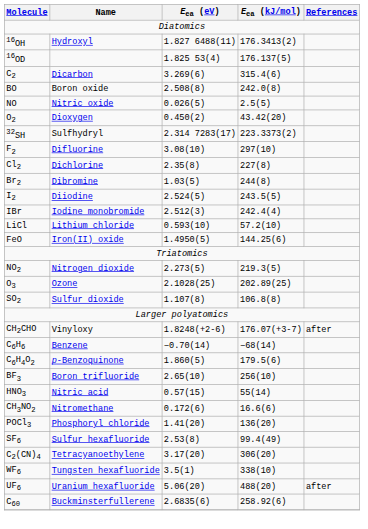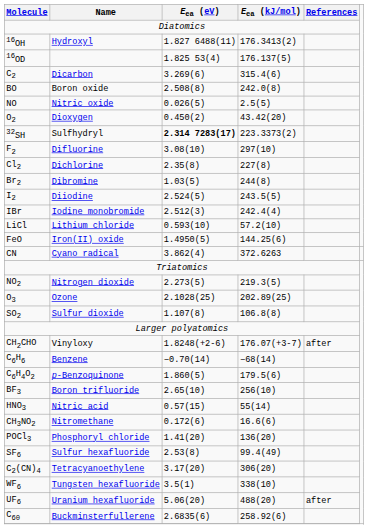(200, 134) normal -> (200, 134) bold
+ row: (12, 254)
